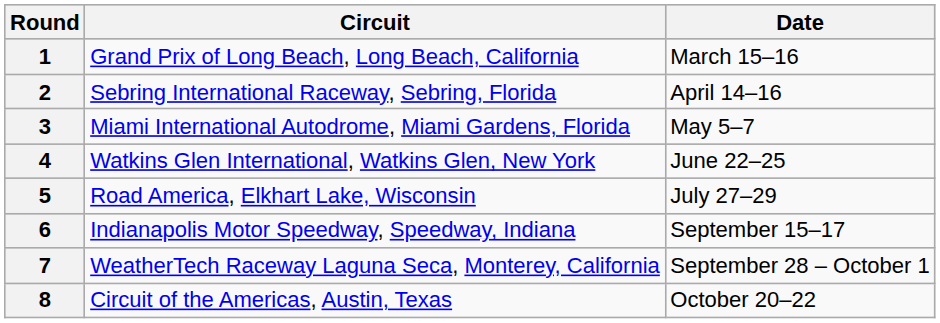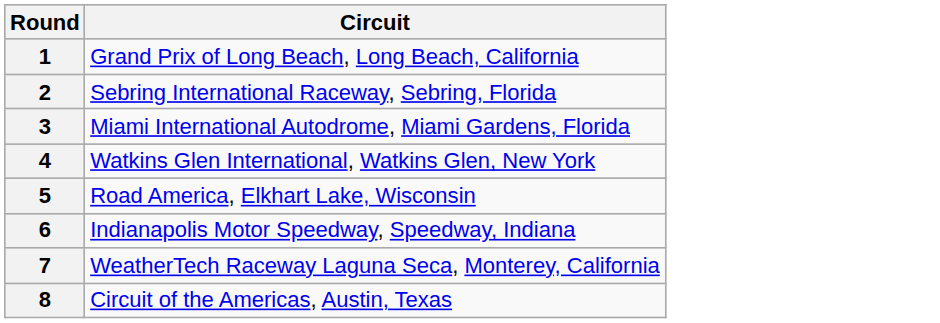- column: (800, 22)
